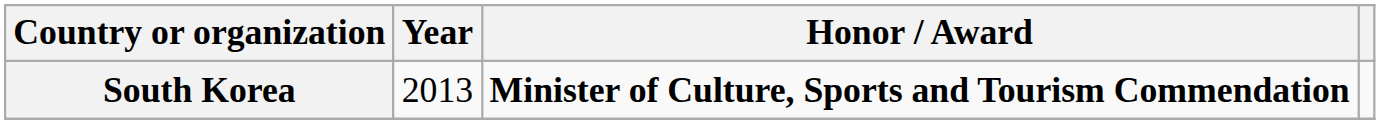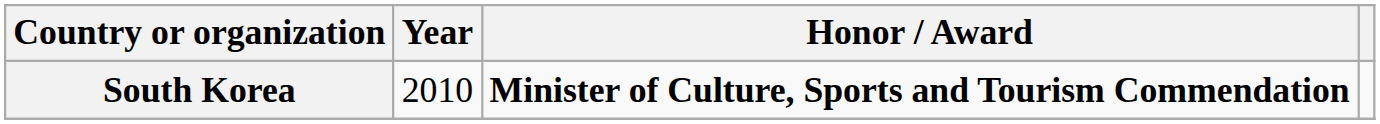(437, 89) 2013 -> (437, 89) 2010
